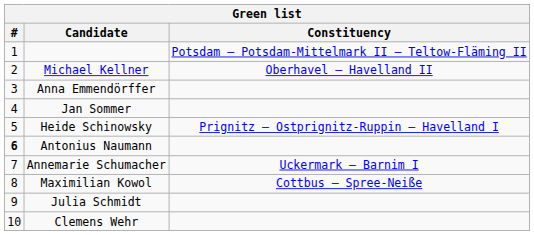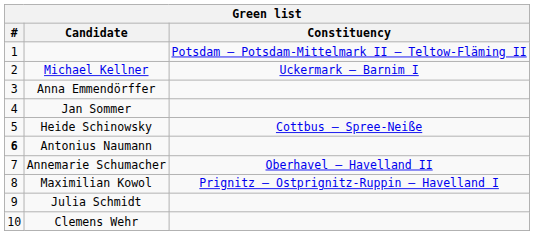(349, 70) Oberhavel – Havelland II -> (349, 70) Uckermark – Barnim I
(349, 127) Prignitz – Ostprignitz-Ruppin – Havelland I -> (349, 127) Cottbus – Spree-Neiße
(349, 165) Uckermark – Barnim I -> (349, 165) Oberhavel – Havelland II
(349, 184) Cottbus – Spree-Neiße -> (349, 184) Prignitz – Ostprignitz-Ruppin – Havelland I
